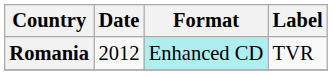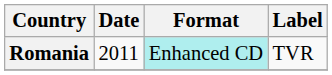(119, 53) 2012 -> (119, 53) 2011
